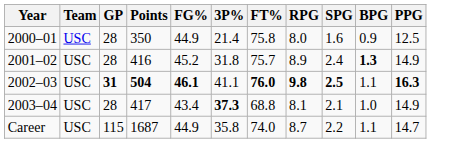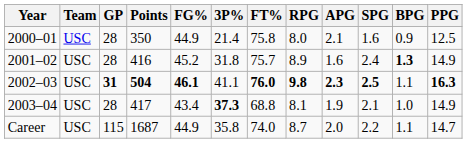+ column: (340, 15)
